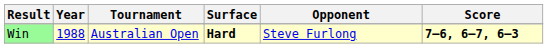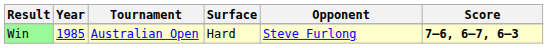(71, 34) 1988 -> (71, 34) 1985
(221, 34) bold -> (221, 34) normal
